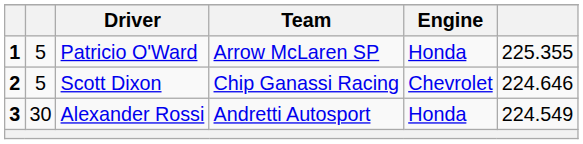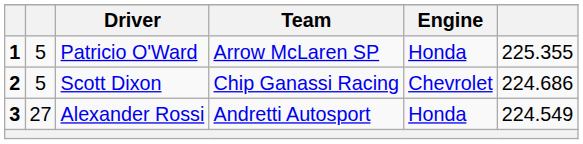(538, 83) 224.646 -> (538, 83) 224.686
(40, 114) 30 -> (40, 114) 27
